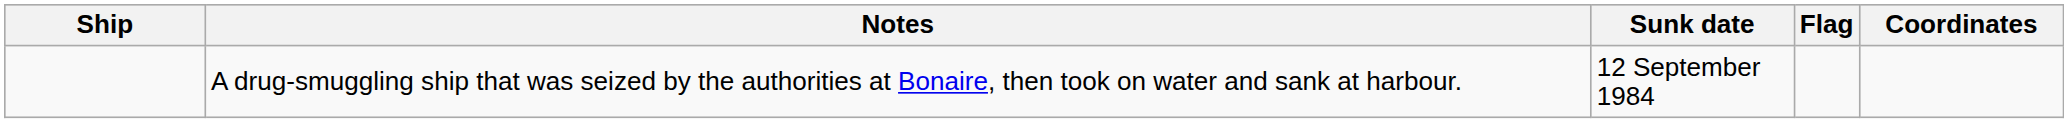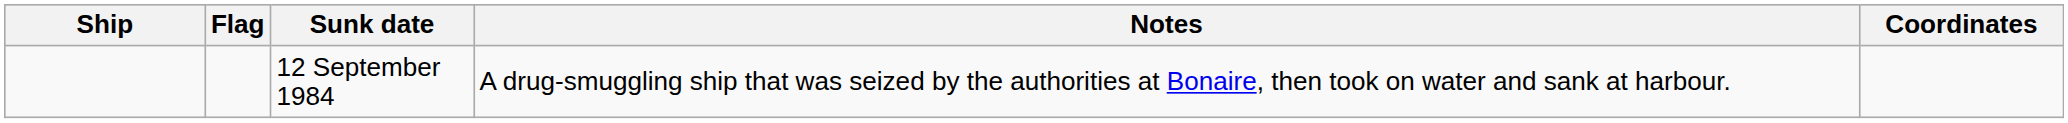columns swapped: (1827, 25) <-> (898, 25)
